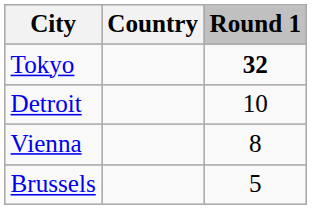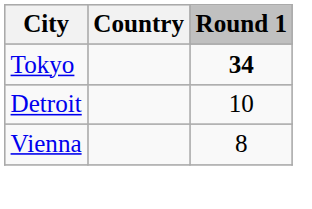(255, 64) 32 -> (241, 64) 34
- row: (53, 183)
